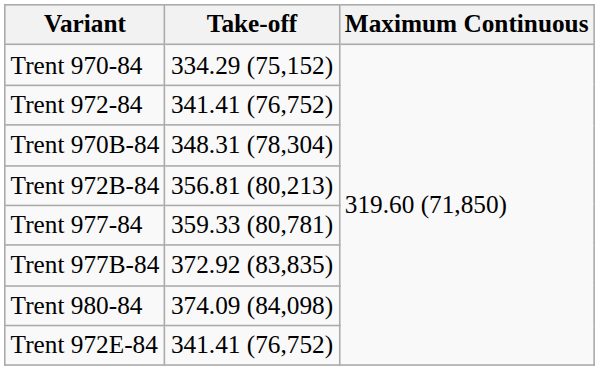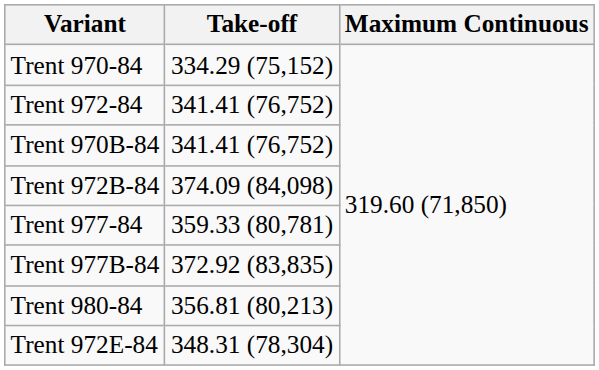(252, 144) 348.31 (78,304) -> (252, 144) 341.41 (76,752)
(252, 184) 356.81 (80,213) -> (252, 184) 374.09 (84,098)
(252, 305) 374.09 (84,098) -> (252, 305) 356.81 (80,213)
(252, 345) 341.41 (76,752) -> (252, 345) 348.31 (78,304)
